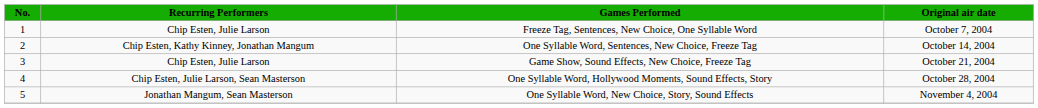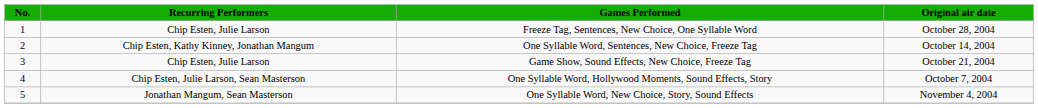(959, 29) October 7, 2004 -> (959, 29) October 28, 2004
(959, 78) October 28, 2004 -> (959, 78) October 7, 2004
